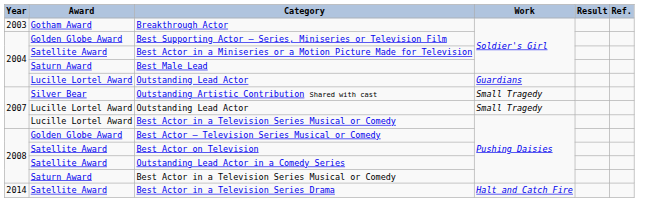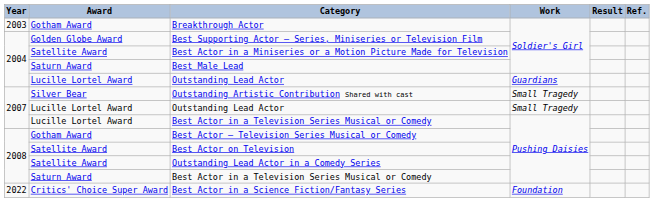(77, 135) Golden Globe Award -> (61, 135) Gotham Award
- row: (17, 190)
+ row: (17, 190)
